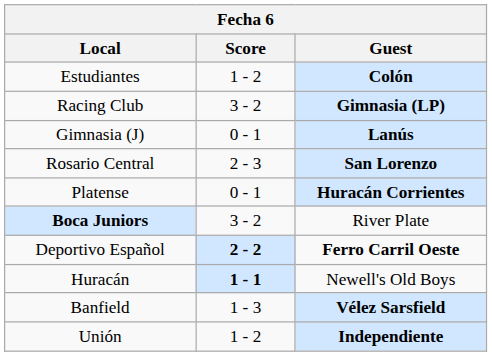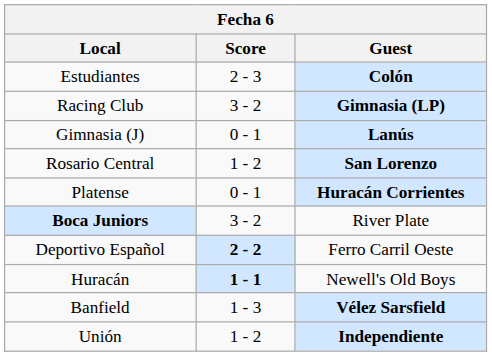(245, 76) 1 - 2 -> (245, 76) 2 - 3
(245, 163) 2 - 3 -> (245, 163) 1 - 2
(391, 249) bold -> (391, 249) normal
